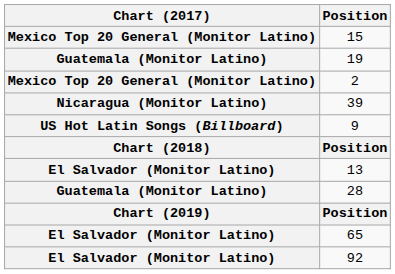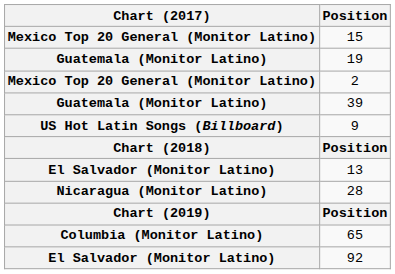(162, 104) Nicaragua (Monitor Latino) -> (162, 104) Guatemala (Monitor Latino)
(162, 192) Guatemala (Monitor Latino) -> (162, 192) Nicaragua (Monitor Latino)
(162, 236) El Salvador (Monitor Latino) -> (162, 236) Columbia (Monitor Latino)
